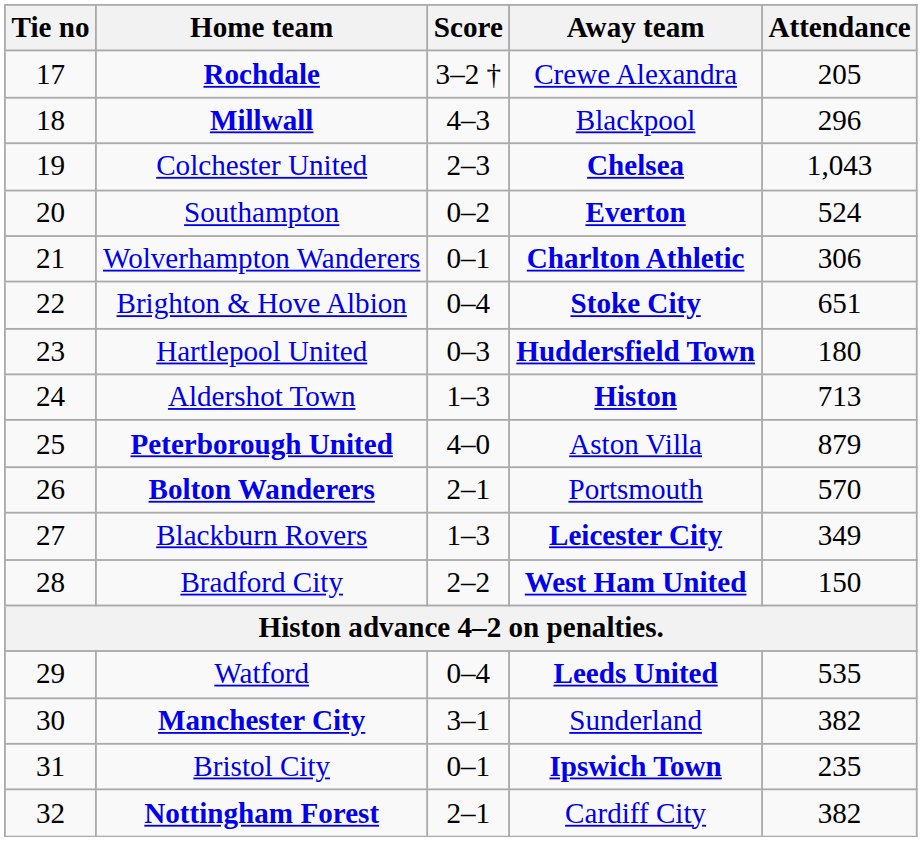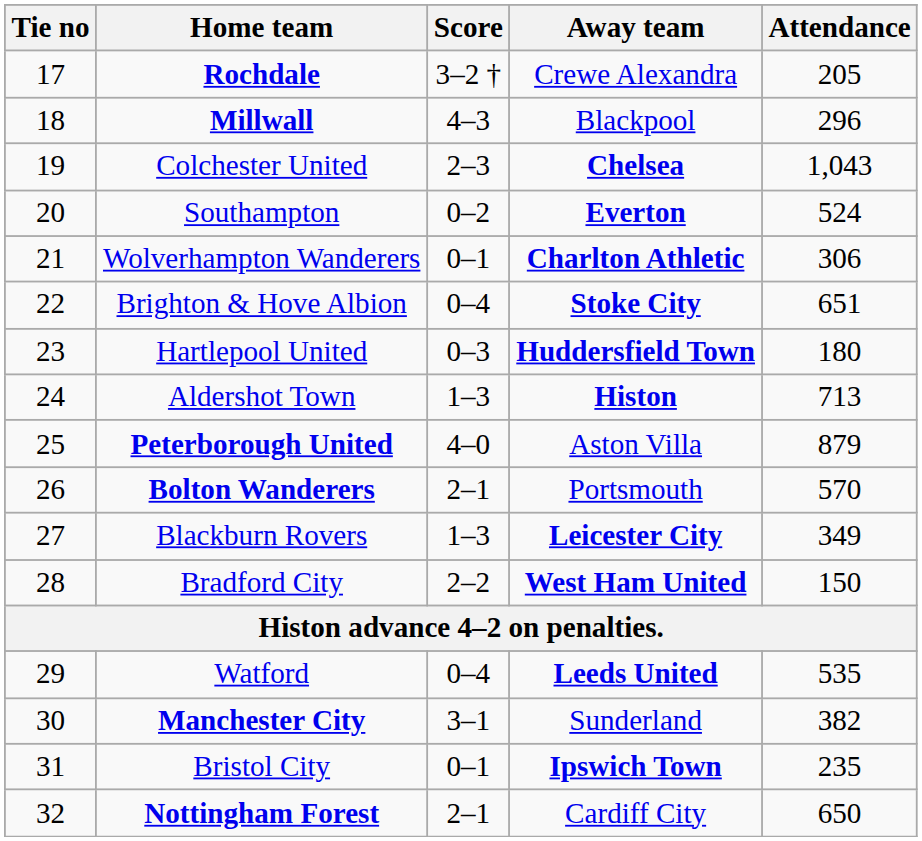(840, 812) 382 -> (840, 812) 650
